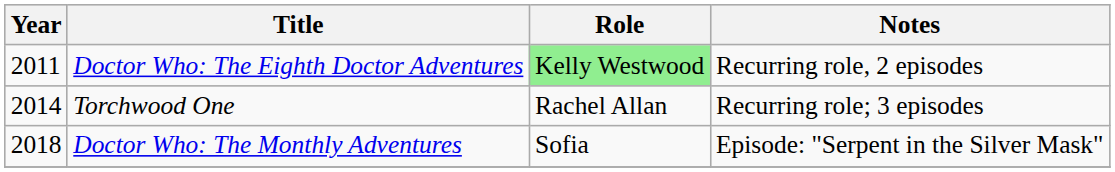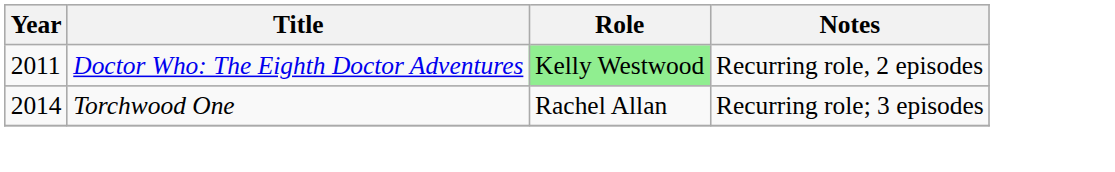- row: (268, 145)
